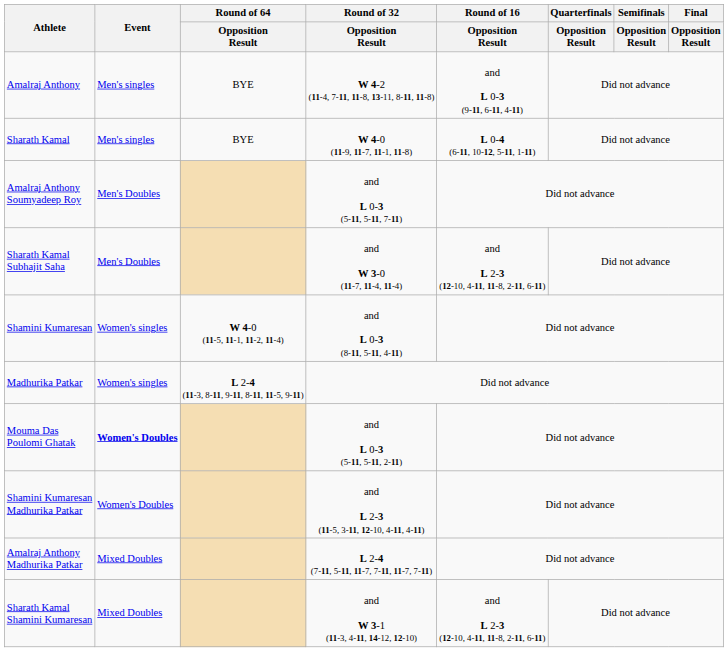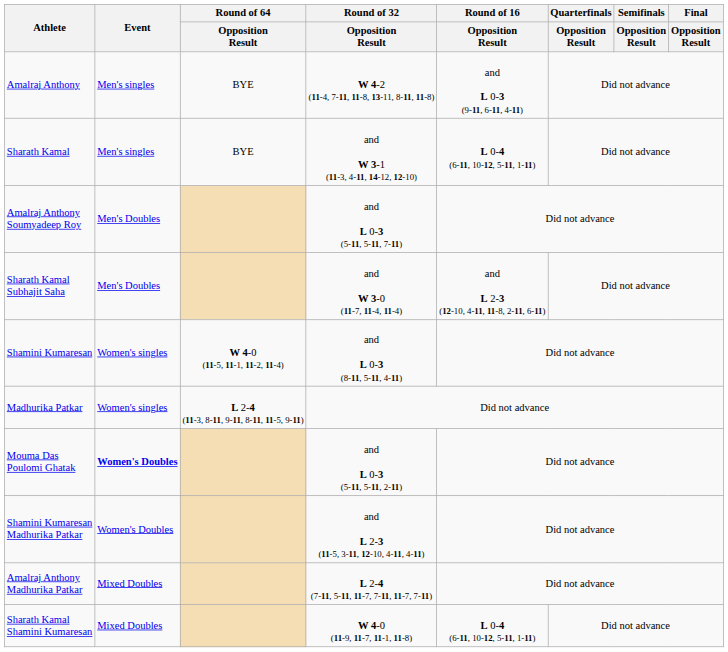(371, 146) W 4-0 (11-9, 11-7, 11-1, 11-8) -> (371, 158) and W 3-1 (11-3, 4-11, 14-12, 12-10)
(371, 620) and W 3-1 (11-3, 4-11, 14-12, 12-10) -> (371, 632) W 4-0 (11-9, 11-7, 11-1, 11-8)
(492, 620) and L 2-3 (12-10, 4-11, 11-8, 2-11, 6-11) -> (492, 632) L 0-4 (6-11, 10-12, 5-11, 1-11)
